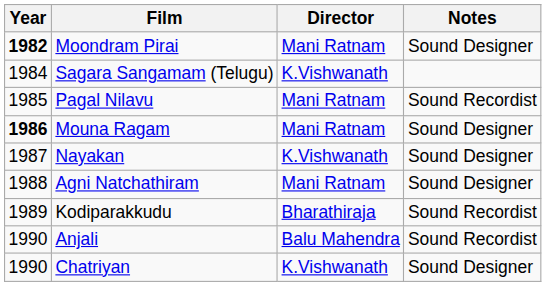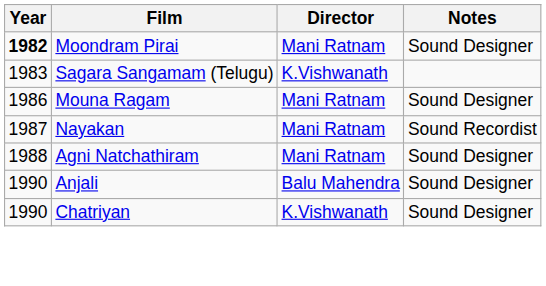(28, 73) 1984 -> (28, 73) 1983
- row: (104, 101)
(28, 128) bold -> (28, 101) normal
(335, 156) K.Vishwanath -> (333, 128) Mani Ratnam
(470, 156) Sound Designer -> (472, 128) Sound Recordist
- row: (114, 211)
(472, 239) Sound Recordist -> (470, 184) Sound Designer
